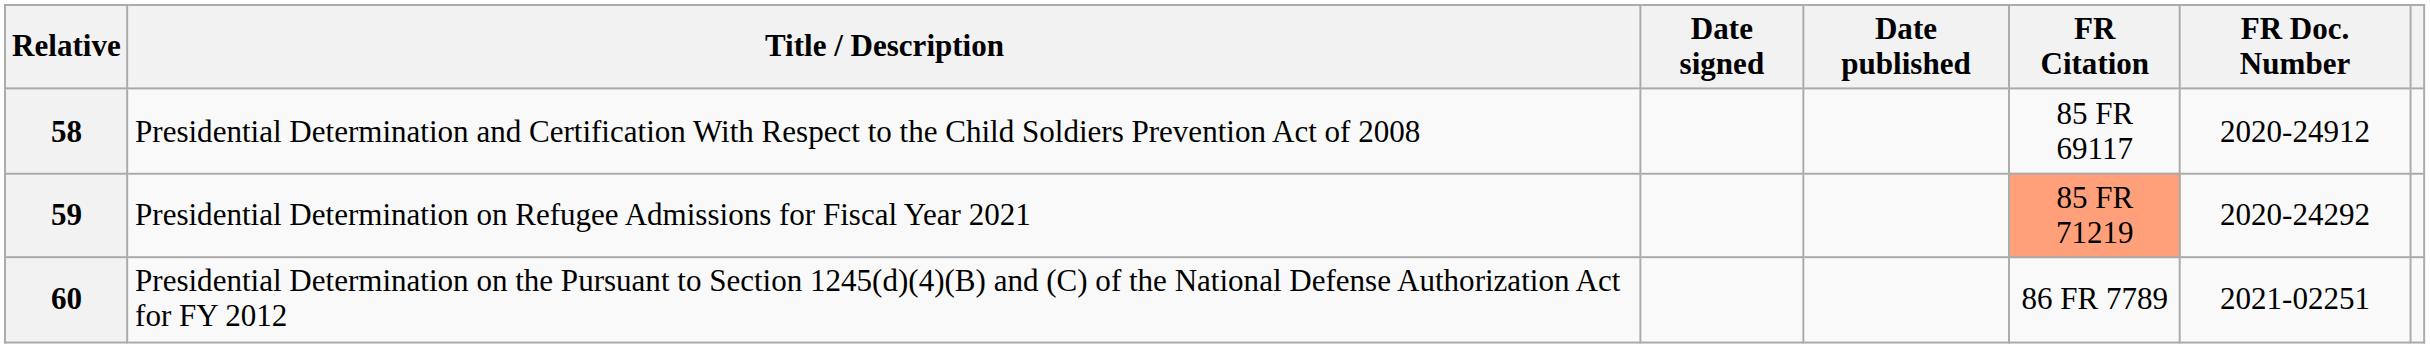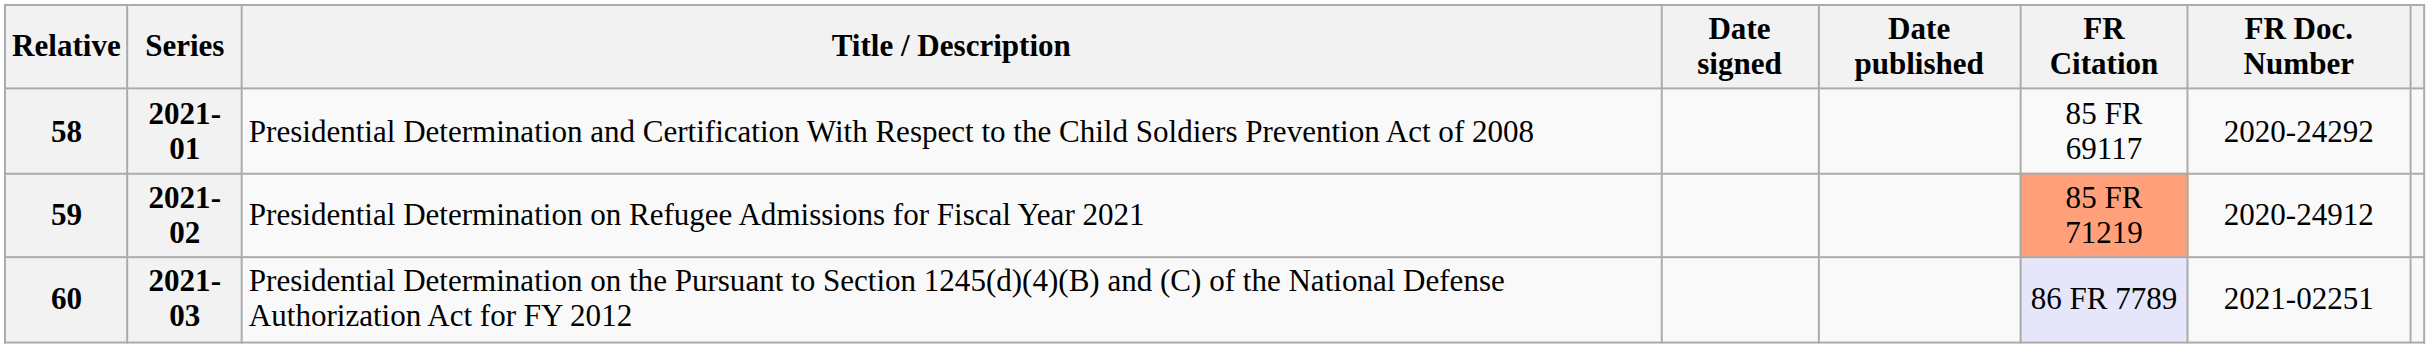+ column: (185, 46)
(2295, 130) 2020-24912 -> (2299, 130) 2020-24292
(2295, 214) 2020-24292 -> (2299, 214) 2020-24912
(2095, 299) no background -> (2104, 299) lavender background
